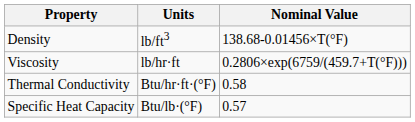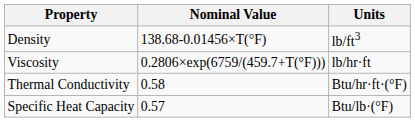columns swapped: (314, 15) <-> (178, 15)
